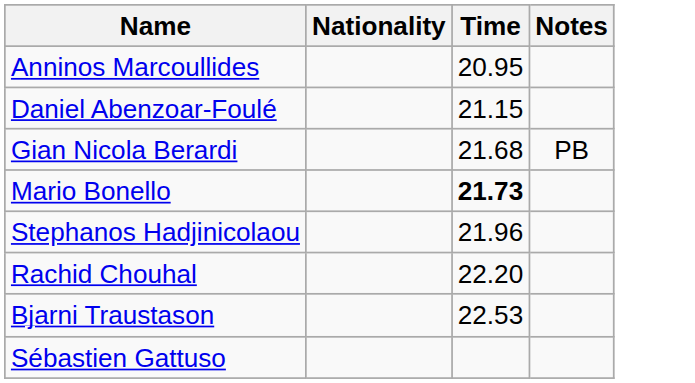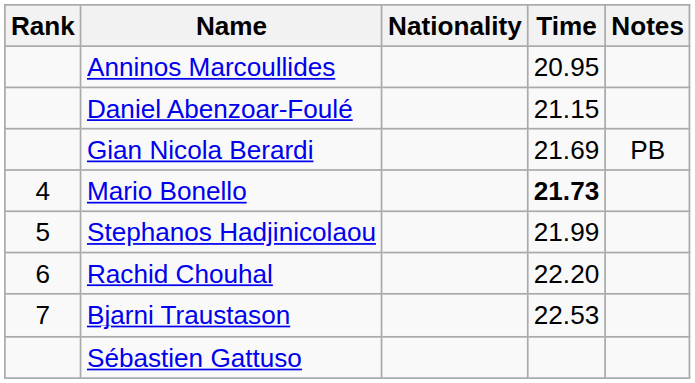+ column: (43, 26)
(490, 150) 21.68 -> (567, 150) 21.69
(490, 233) 21.96 -> (567, 233) 21.99
